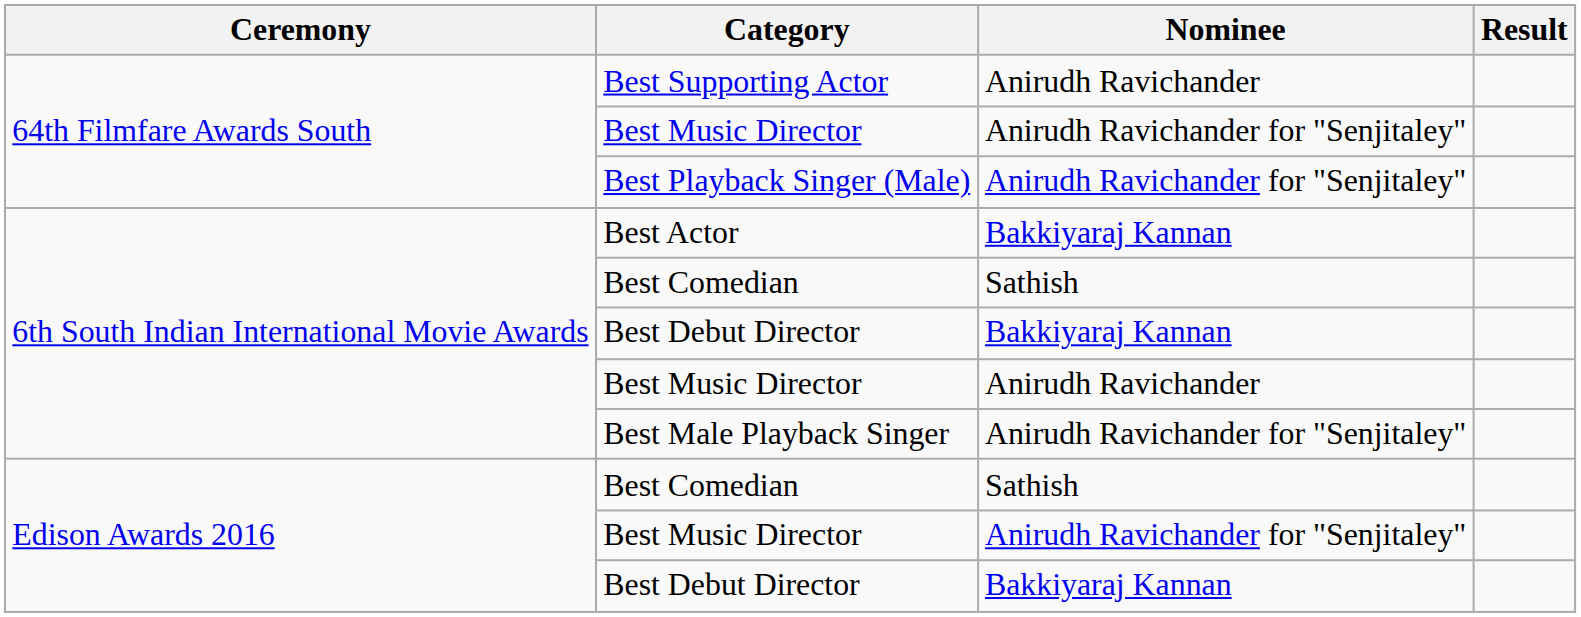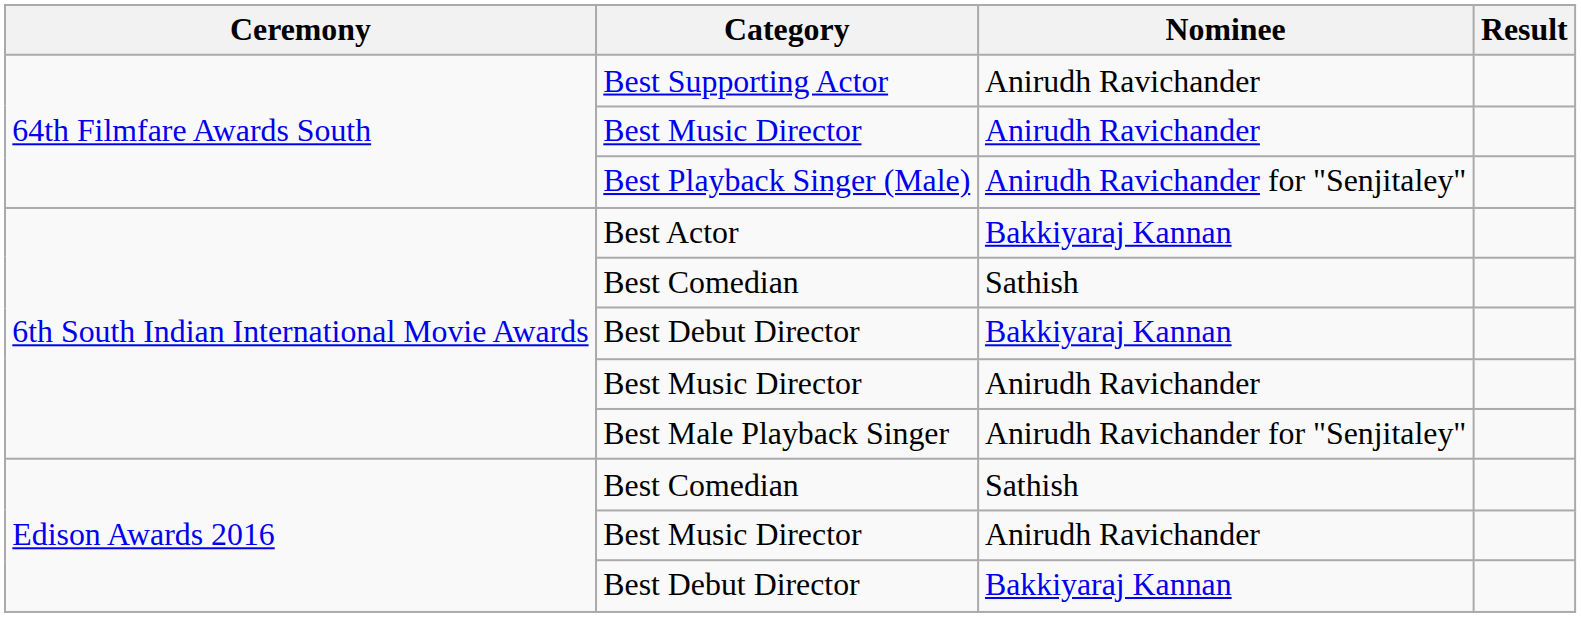(1226, 130) Anirudh Ravichander for "Senjitaley" -> (1122, 130) Anirudh Ravichander
(1226, 534) Anirudh Ravichander for "Senjitaley" -> (1122, 534) Anirudh Ravichander
